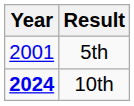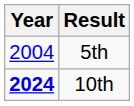(32, 52) 2001 -> (32, 52) 2004
